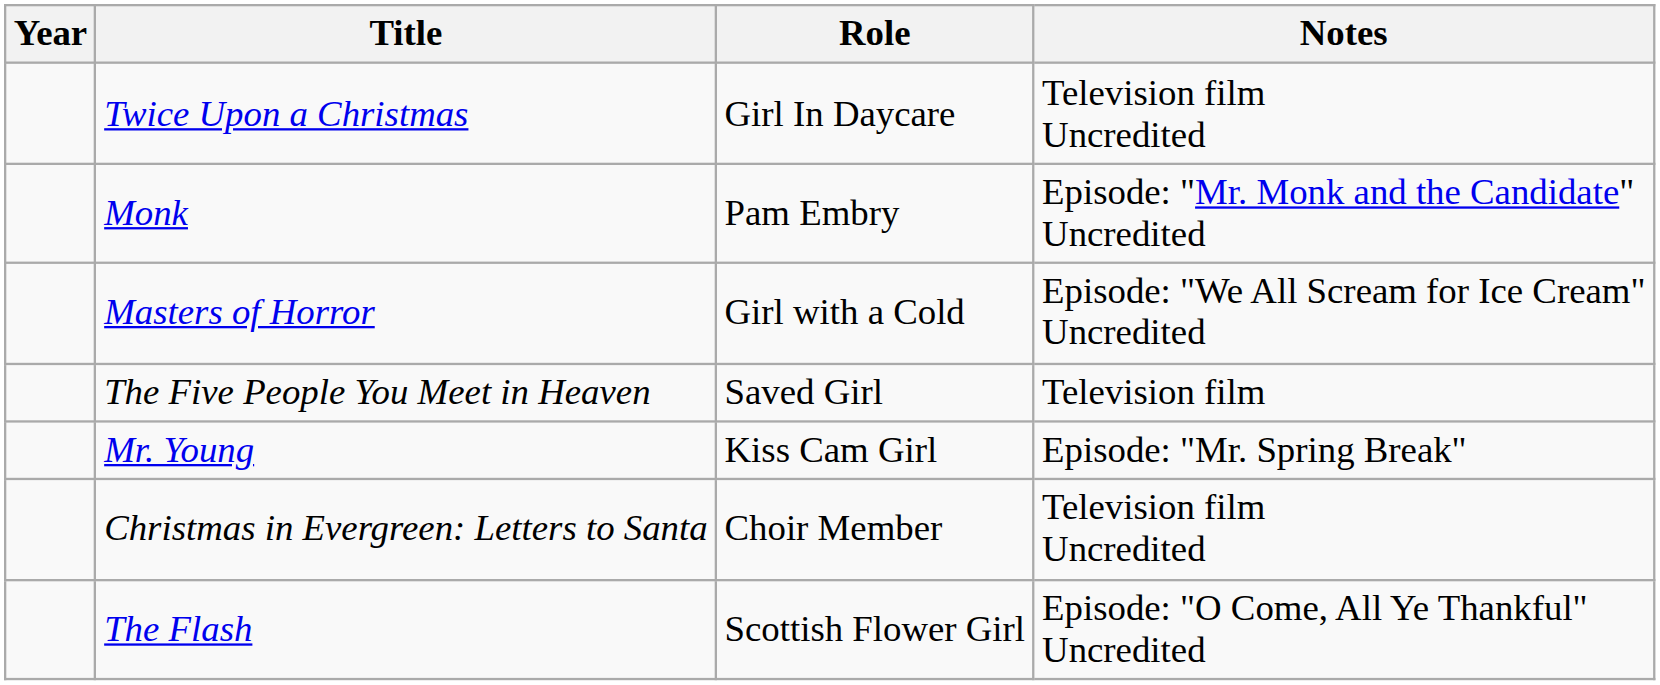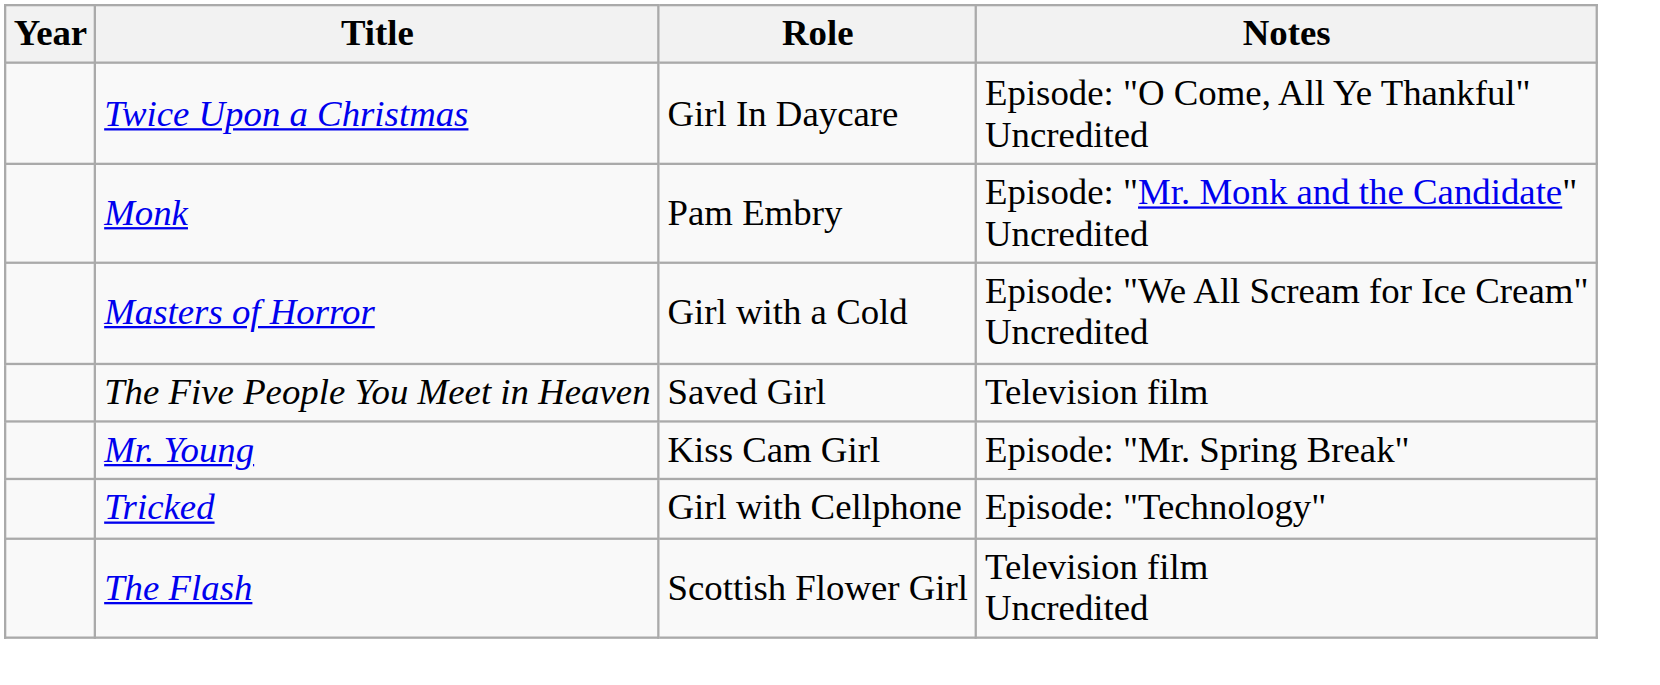(1154, 112) Television film Uncredited -> (1258, 112) Episode: "O Come, All Ye Thankful" Uncredited
+ row: (159, 508)
- row: (406, 528)
(1315, 628) Episode: "O Come, All Ye Thankful" Uncredited -> (1097, 587) Television film Uncredited
